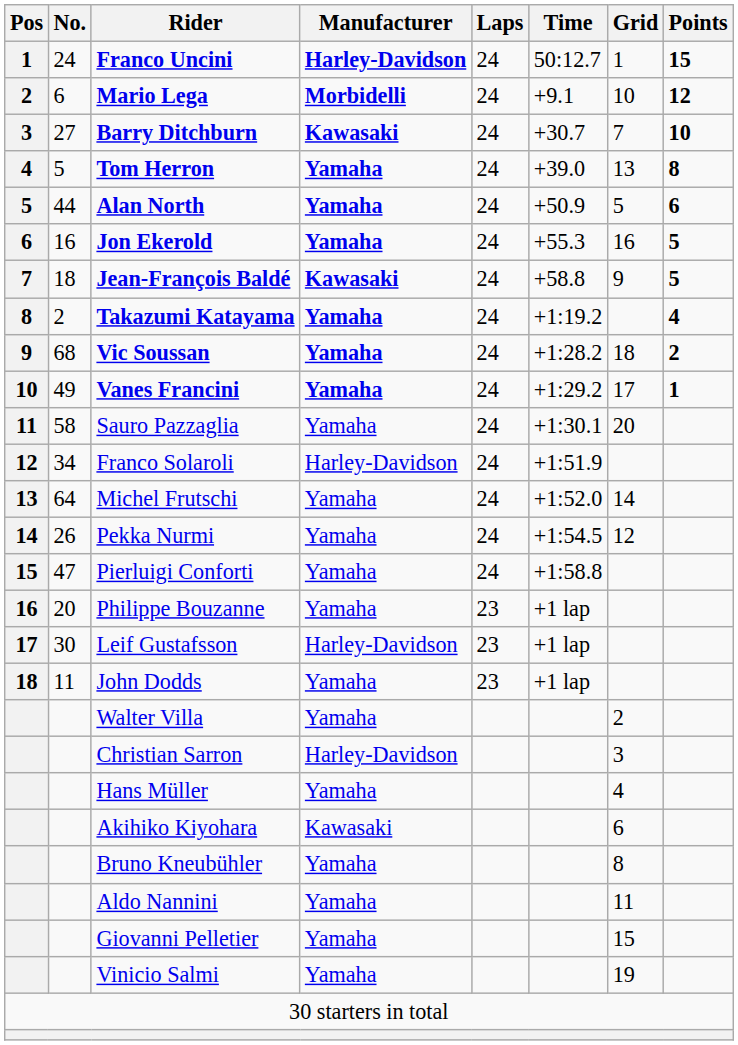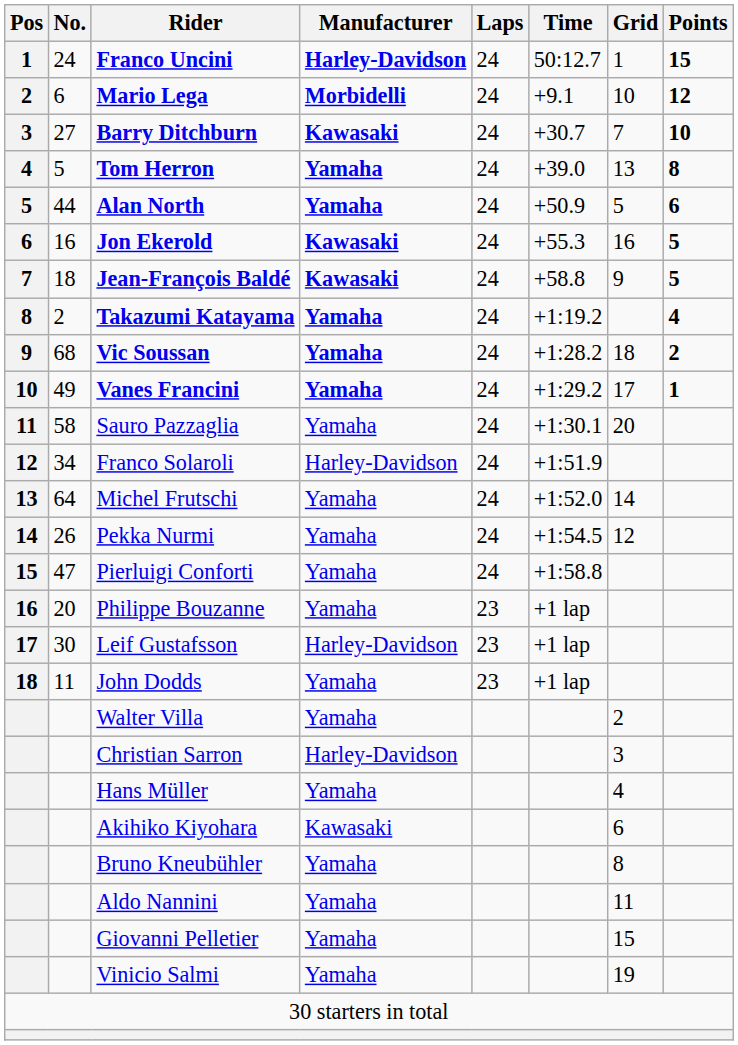(344, 242) Yamaha -> (352, 242) Kawasaki
